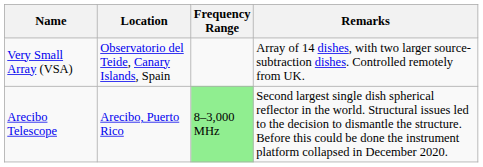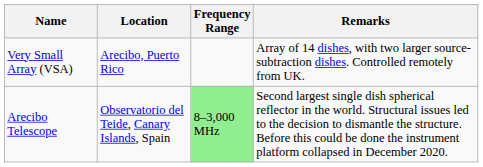(142, 62) Observatorio del Teide, Canary Islands, Spain -> (140, 62) Arecibo, Puerto Rico
(140, 124) Arecibo, Puerto Rico -> (142, 124) Observatorio del Teide, Canary Islands, Spain
